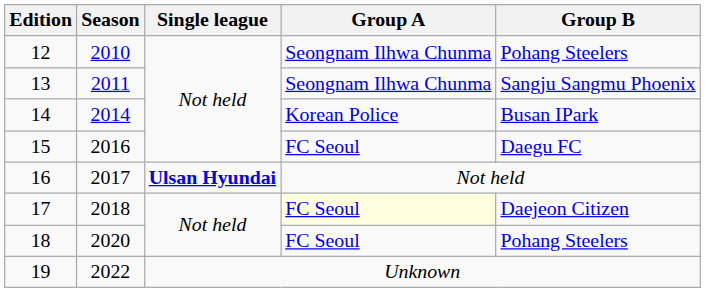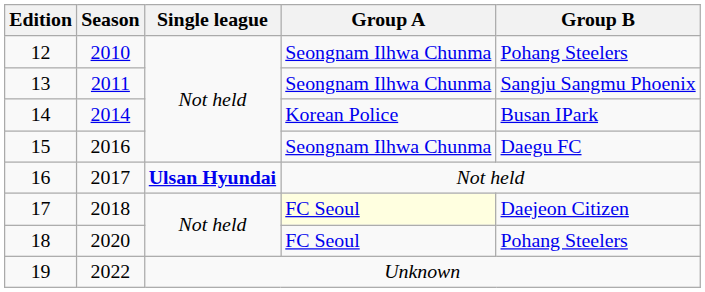(322, 146) FC Seoul -> (388, 146) Seongnam Ilhwa Chunma
